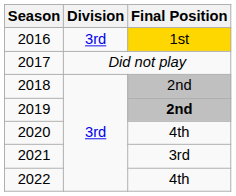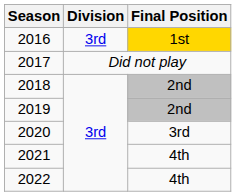(179, 109) bold -> (179, 109) normal
(179, 132) 4th -> (179, 132) 3rd
(179, 156) 3rd -> (179, 156) 4th
